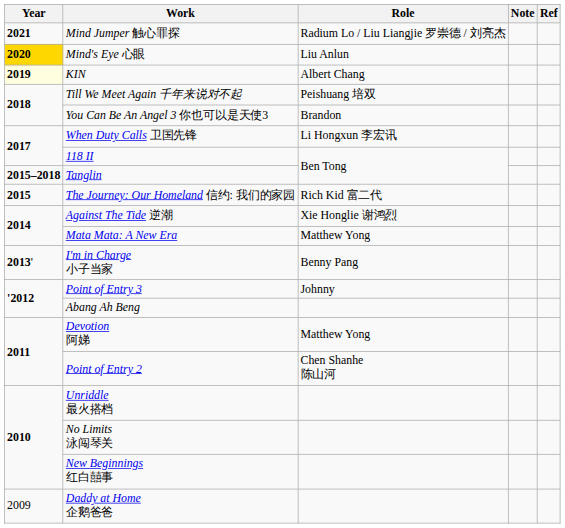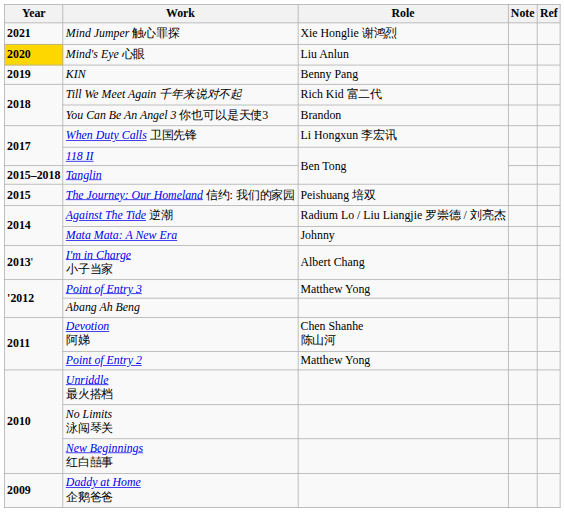(403, 33) Radium Lo / Liu Liangjie 罗崇德 / 刘亮杰 -> (349, 33) Xie Honglie 谢鸿烈
(19, 74) lightyellow background -> (19, 74) no background
(333, 74) Albert Chang -> (329, 74) Benny Pang
(338, 94) Peishuang 培双 -> (341, 94) Rich Kid 富二代
(341, 194) Rich Kid 富二代 -> (338, 194) Peishuang 培双
(349, 215) Xie Honglie 谢鸿烈 -> (403, 215) Radium Lo / Liu Liangjie 罗崇德 / 刘亮杰
(335, 235) Matthew Yong -> (318, 235) Johnny
(329, 262) Benny Pang -> (333, 262) Albert Chang
(318, 289) Johnny -> (335, 289) Matthew Yong
(335, 334) Matthew Yong -> (332, 333) Chen Shanhe 陈山河
(332, 367) Chen Shanhe 陈山河 -> (335, 360) Matthew Yong
(19, 505) normal -> (19, 490) bold
